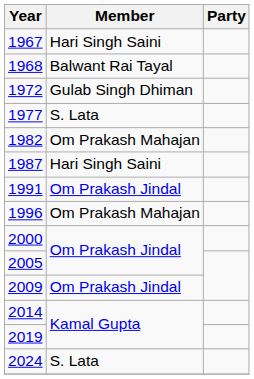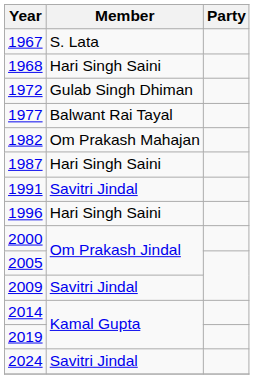(105, 41) Hari Singh Saini -> (74, 41) S. Lata
(111, 66) Balwant Rai Tayal -> (105, 66) Hari Singh Saini
(74, 115) S. Lata -> (111, 115) Balwant Rai Tayal
(115, 189) Om Prakash Jindal -> (94, 189) Savitri Jindal
(125, 213) Om Prakash Mahajan -> (105, 213) Hari Singh Saini
(115, 287) Om Prakash Jindal -> (94, 287) Savitri Jindal
(74, 361) S. Lata -> (94, 361) Savitri Jindal
